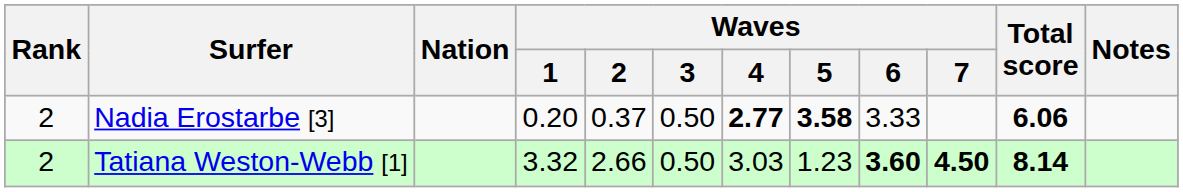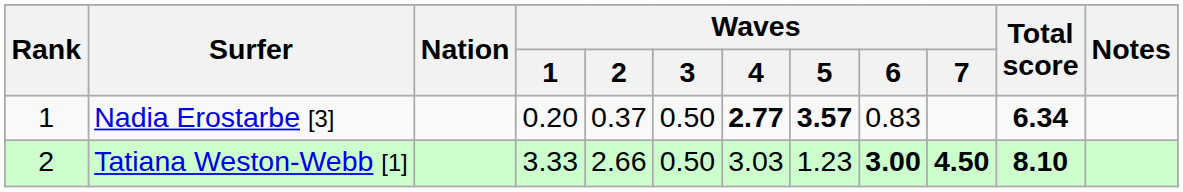(46, 117) 2 -> (46, 117) 1
(825, 117) 3.58 -> (825, 117) 3.57
(893, 117) 3.33 -> (893, 117) 0.83
(1040, 117) 6.06 -> (1040, 117) 6.34
(550, 162) 3.32 -> (550, 162) 3.33
(893, 162) 3.60 -> (893, 162) 3.00
(1040, 162) 8.14 -> (1040, 162) 8.10
